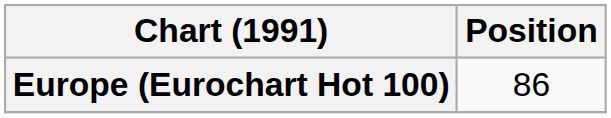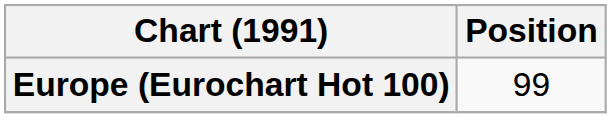(531, 84) 86 -> (531, 84) 99
